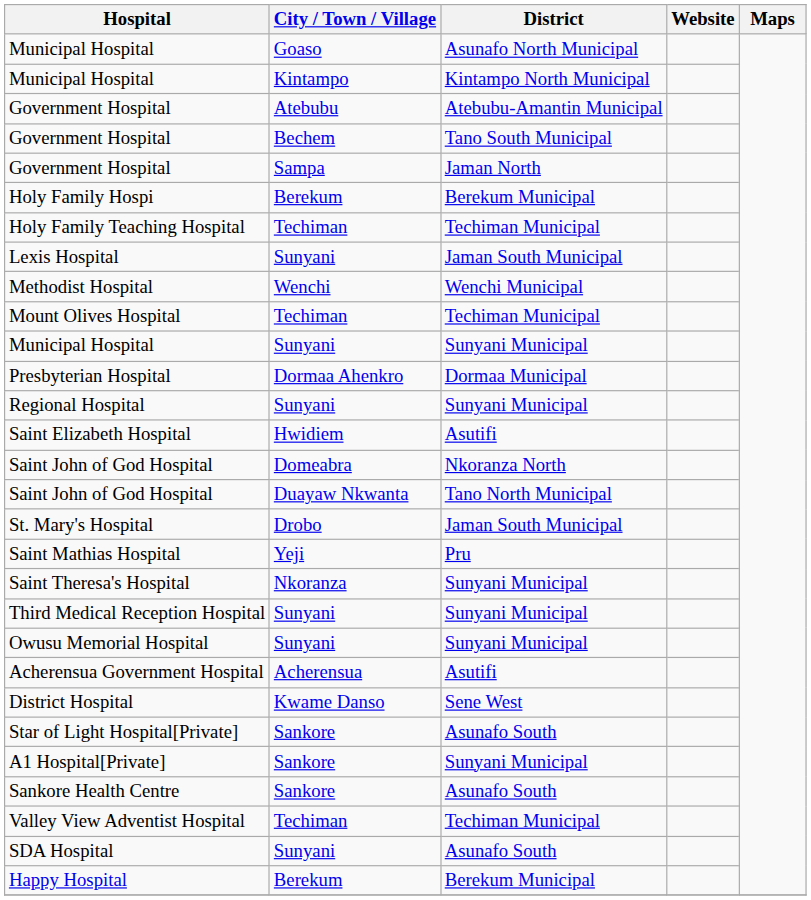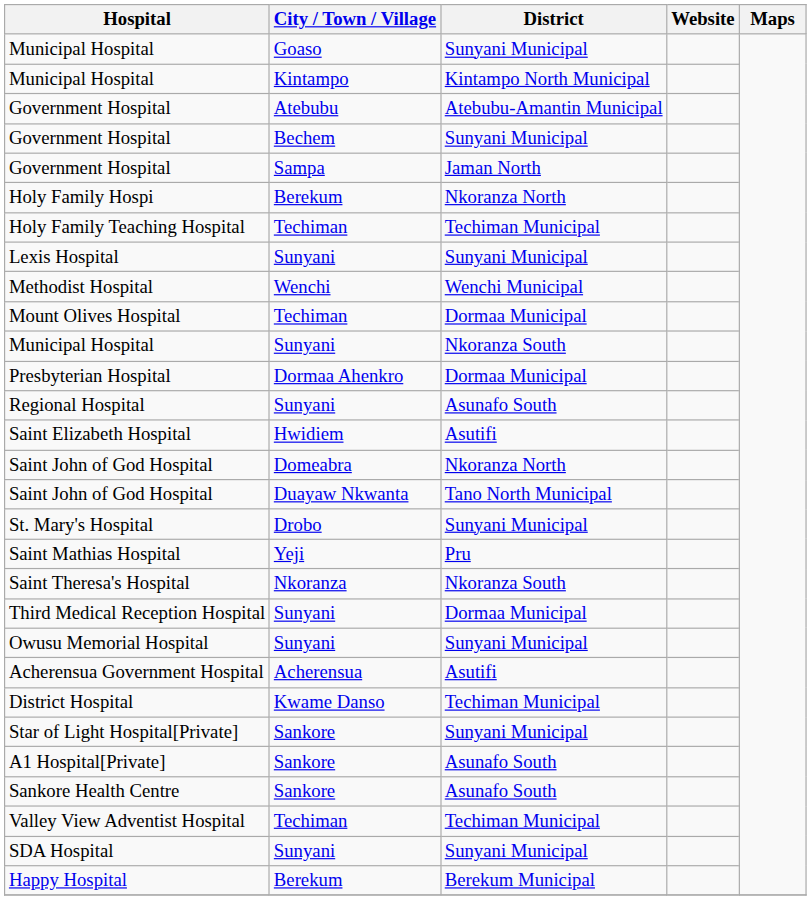(541, 49) Asunafo North Municipal -> (516, 49) Sunyani Municipal
(528, 138) Tano South Municipal -> (516, 138) Sunyani Municipal
(520, 197) Berekum Municipal -> (505, 197) Nkoranza North
(534, 256) Jaman South Municipal -> (516, 256) Sunyani Municipal
(522, 316) Techiman Municipal -> (516, 316) Dormaa Municipal
(516, 345) Sunyani Municipal -> (505, 345) Nkoranza South
(516, 405) Sunyani Municipal -> (501, 405) Asunafo South
(534, 524) Jaman South Municipal -> (516, 524) Sunyani Municipal
(516, 583) Sunyani Municipal -> (505, 583) Nkoranza South
(516, 613) Sunyani Municipal -> (516, 613) Dormaa Municipal
(484, 702) Sene West -> (522, 702) Techiman Municipal
(501, 731) Asunafo South -> (516, 731) Sunyani Municipal
(516, 761) Sunyani Municipal -> (501, 761) Asunafo South
(501, 850) Asunafo South -> (516, 850) Sunyani Municipal
